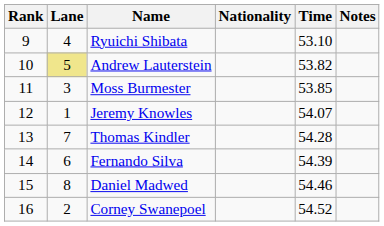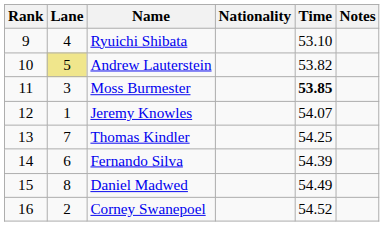(315, 88) normal -> (315, 88) bold
(315, 137) 54.28 -> (315, 137) 54.25
(315, 185) 54.46 -> (315, 185) 54.49
